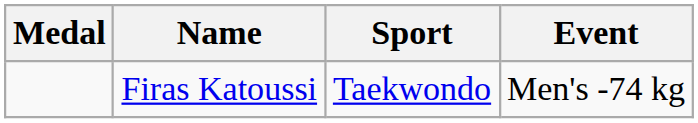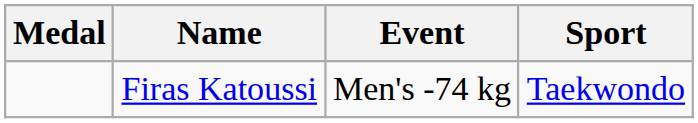columns swapped: (412, 32) <-> (596, 32)
